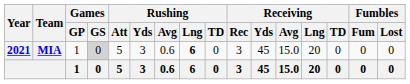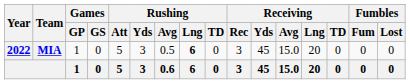(19, 50) 2021 -> (19, 50) 2022
(98, 50) lightgrey background -> (98, 50) no background
(167, 50) 0.6 -> (167, 50) 0.5
